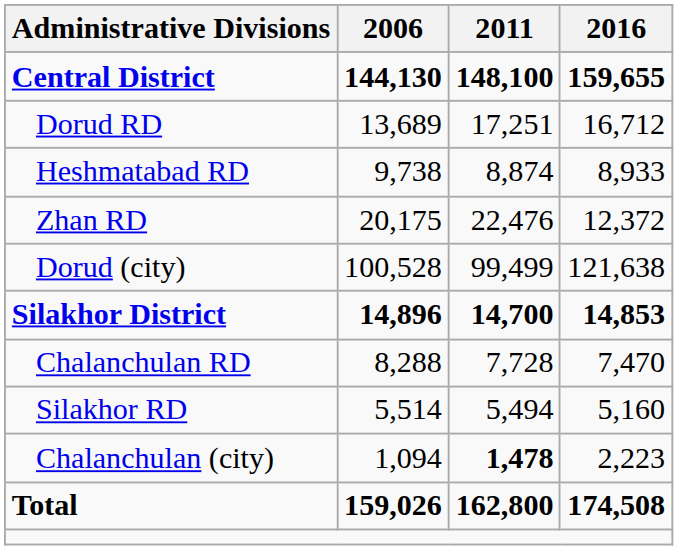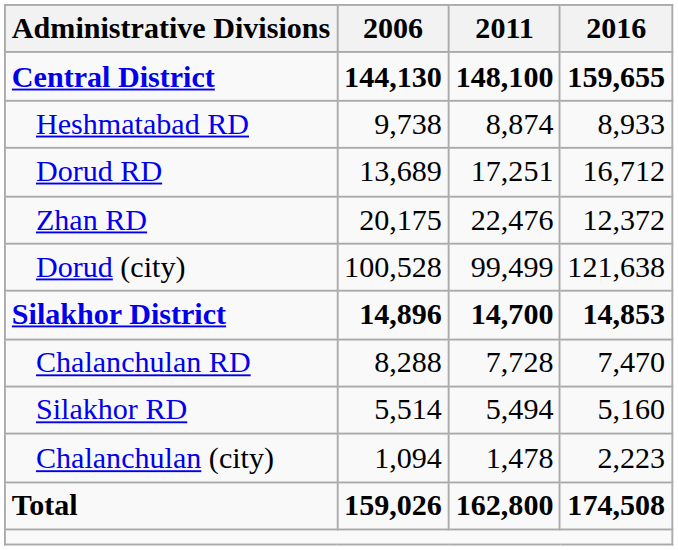rows swapped: (99, 123) <-> (142, 171)
(520, 457) bold -> (520, 457) normal
